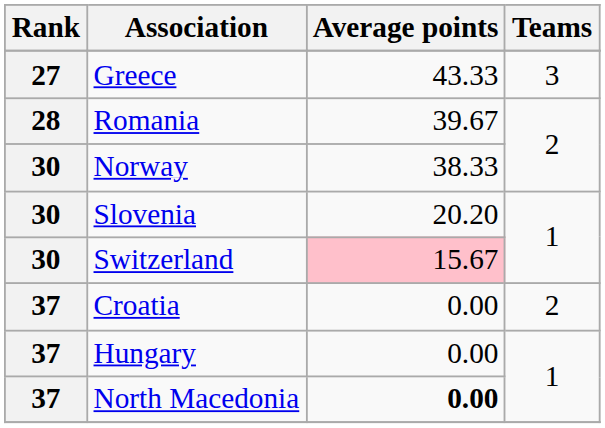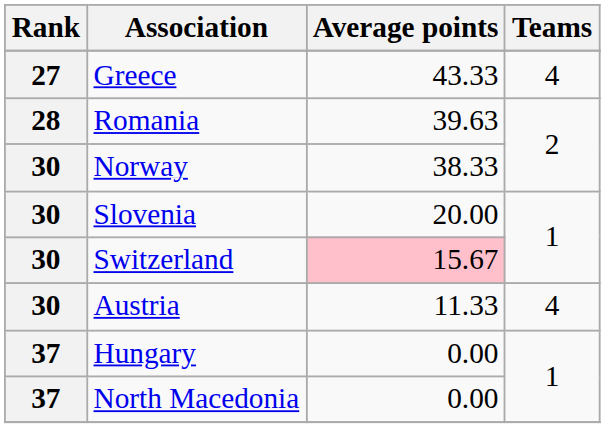(552, 74) 3 -> (552, 74) 4
(465, 120) 39.67 -> (465, 120) 39.63
(465, 213) 20.20 -> (465, 213) 20.00
+ row: (137, 306)
- row: (137, 306)
(473, 399) bold -> (473, 399) normal
